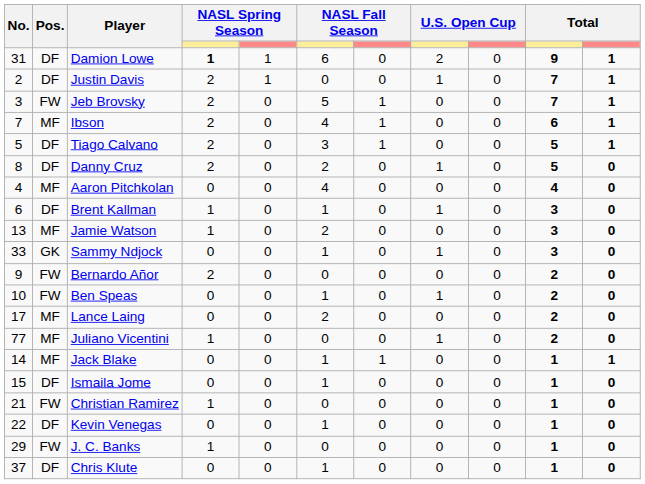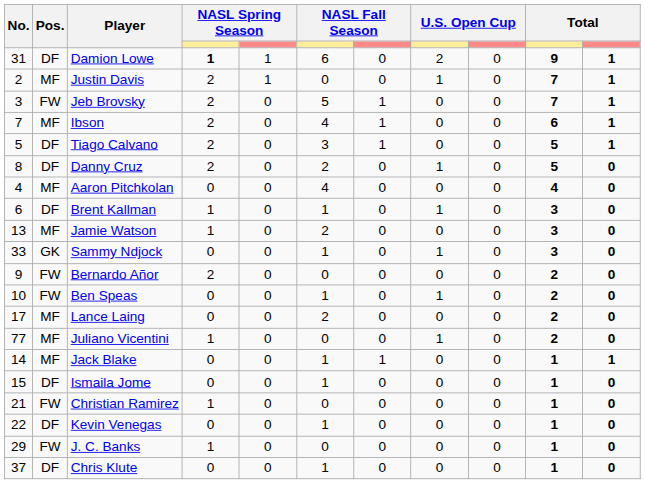(50, 79) DF -> (50, 79) MF
